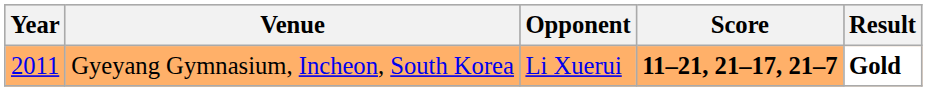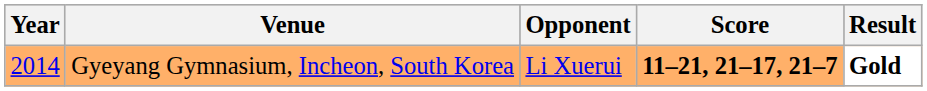(35, 65) 2011 -> (35, 65) 2014
